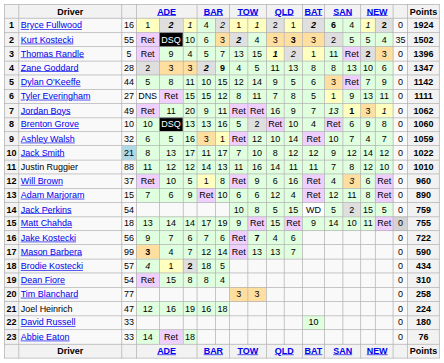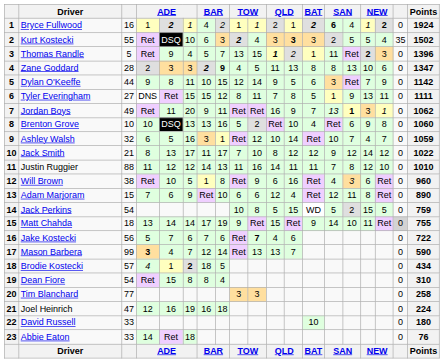(148, 82) 5 -> (148, 82) 9
(129, 152) lightblue background -> (129, 152) no background
(129, 181) 37 -> (129, 181) 38
(148, 237) 9 -> (148, 237) 5
